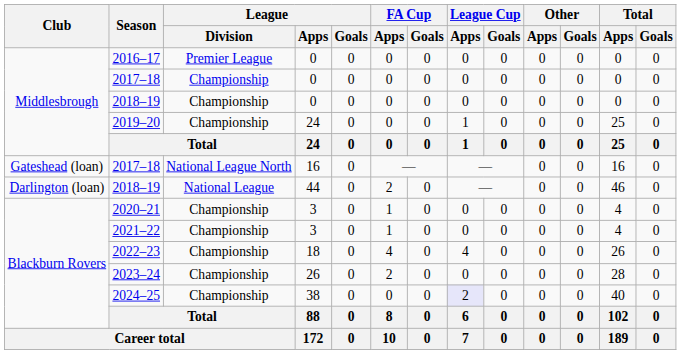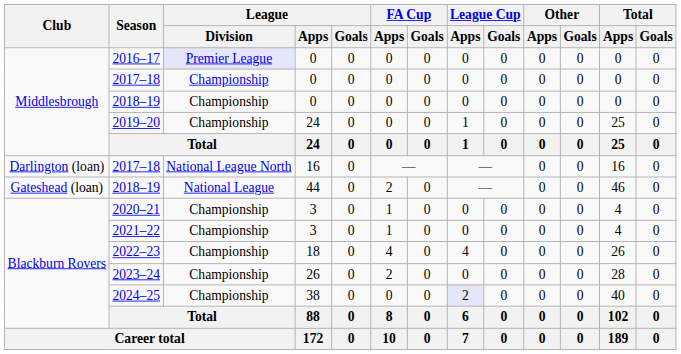(229, 58) no background -> (229, 58) lavender background
(57, 166) Gateshead (loan) -> (57, 166) Darlington (loan)
(57, 187) Darlington (loan) -> (57, 187) Gateshead (loan)
